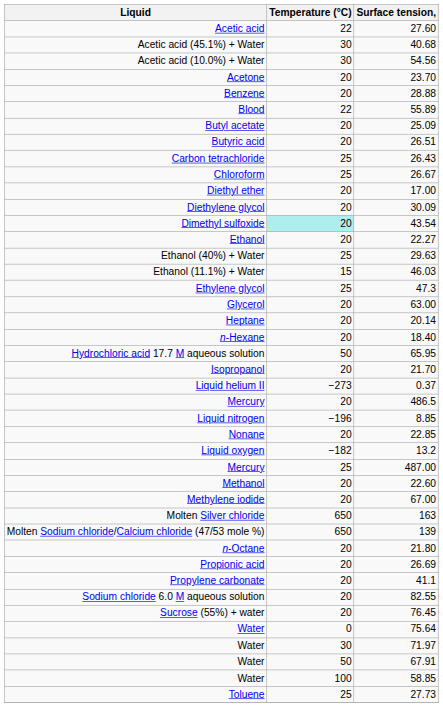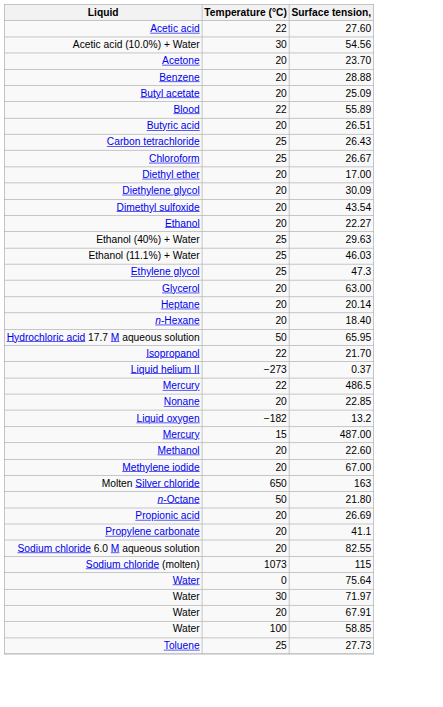- row: (201, 45)
rows swapped: (251, 110) <-> (235, 126)
(346, 223) paleturquoise background -> (281, 207) no background
(346, 272) 15 -> (281, 256) 25
(346, 369) 20 -> (281, 353) 22
(346, 402) 20 -> (281, 386) 22
- row: (231, 418)
(346, 467) 25 -> (281, 434) 15
- row: (136, 532)
(346, 548) 20 -> (281, 499) 50
+ row: (143, 564)
- row: (212, 613)
(346, 662) 50 -> (281, 613) 20
